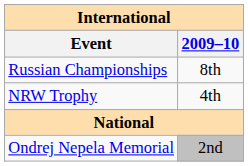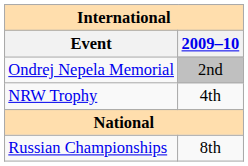rows swapped: (91, 148) <-> (88, 69)
